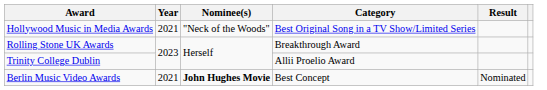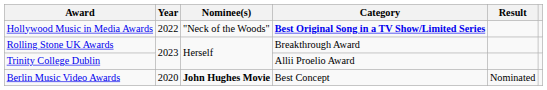(168, 28) 2021 -> (168, 28) 2022
(375, 28) normal -> (380, 28) bold
(168, 77) 2021 -> (168, 77) 2020
